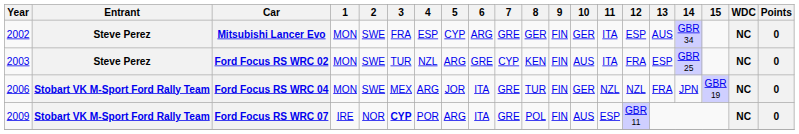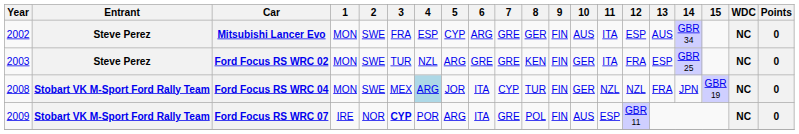(584, 34) GER -> (584, 34) AUS
(509, 61) CYP -> (509, 61) GRE
(584, 61) AUS -> (584, 61) GER
(18, 88) 2006 -> (18, 88) 2008
(428, 88) no background -> (428, 88) lightblue background
(509, 88) GRE -> (509, 88) CYP
